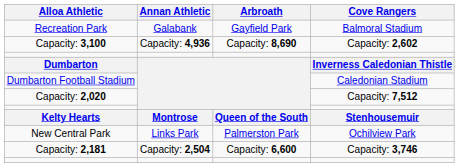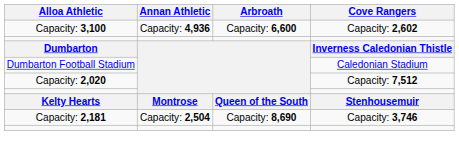- row: (71, 28)
(261, 44) Capacity: 8,690 -> (261, 28) Capacity: 6,600
- row: (71, 133)
(261, 149) Capacity: 6,600 -> (261, 117) Capacity: 8,690
